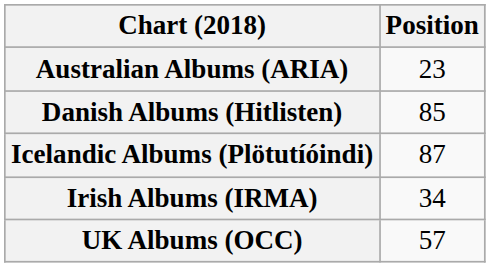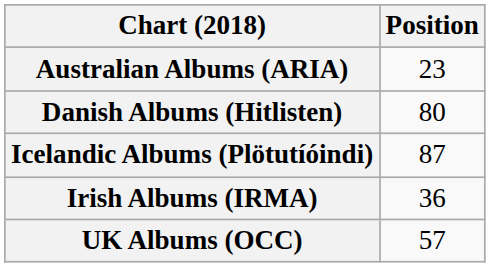(432, 111) 85 -> (432, 111) 80
(432, 197) 34 -> (432, 197) 36
